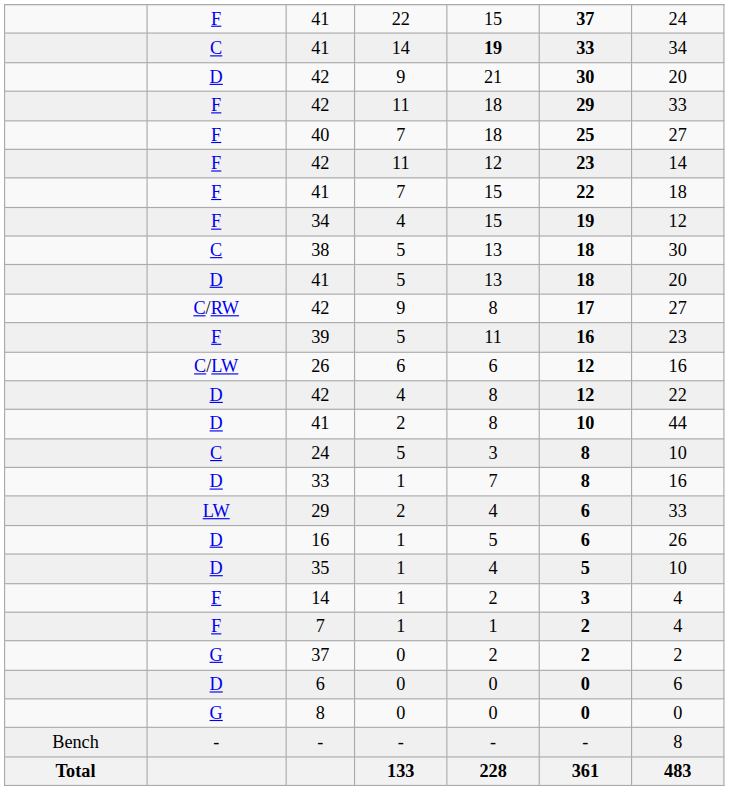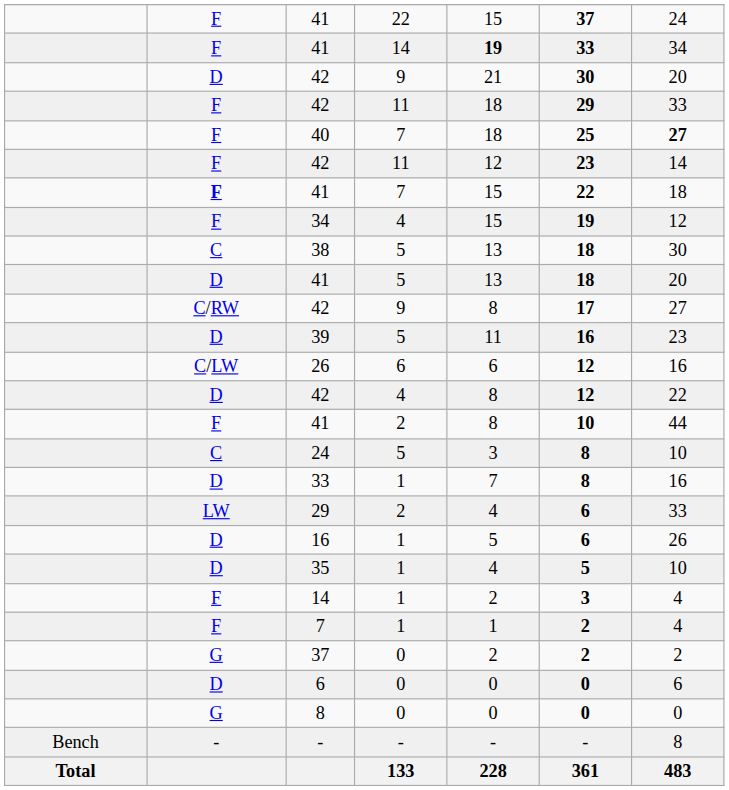(216, 47) C -> (216, 47) F
(678, 134) normal -> (678, 134) bold
(216, 192) normal -> (216, 192) bold
(216, 337) F -> (216, 337) D
(216, 423) D -> (216, 423) F
